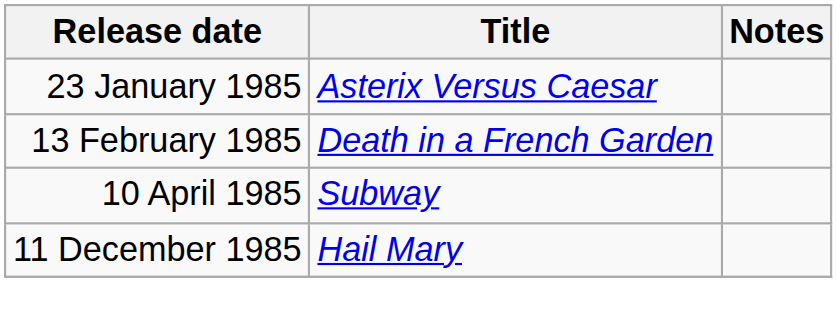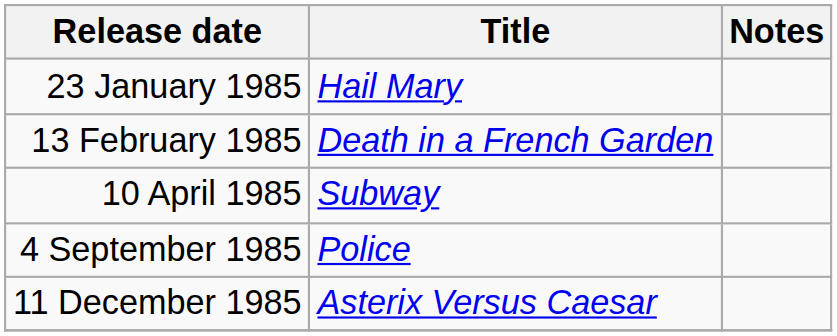(487, 85) Asterix Versus Caesar -> (390, 85) Hail Mary
+ row: (161, 248)
(390, 248) Hail Mary -> (487, 303) Asterix Versus Caesar
